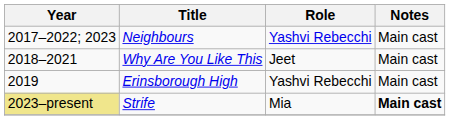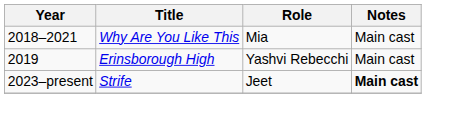- row: (158, 37)
(282, 59) Jeet -> (257, 37) Mia
(50, 103) khaki background -> (50, 81) no background
(280, 103) Mia -> (259, 81) Jeet
